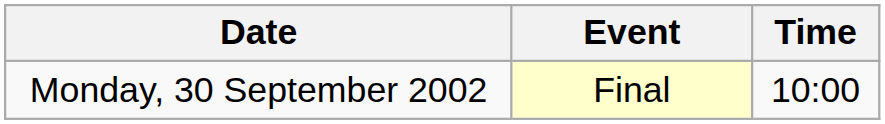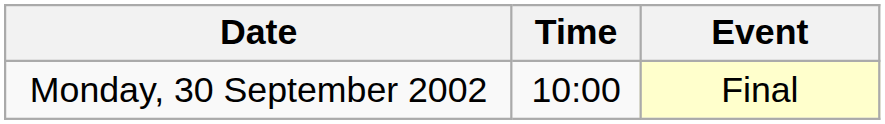columns swapped: (816, 32) <-> (632, 32)
